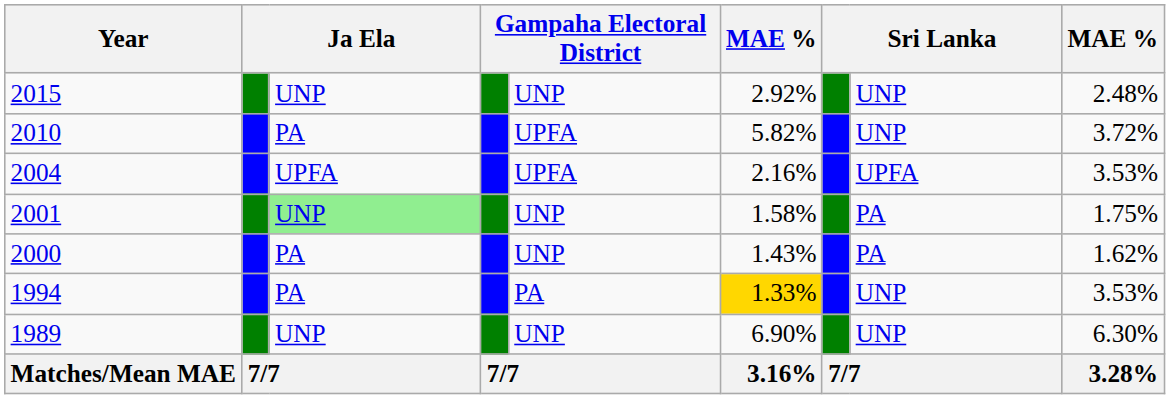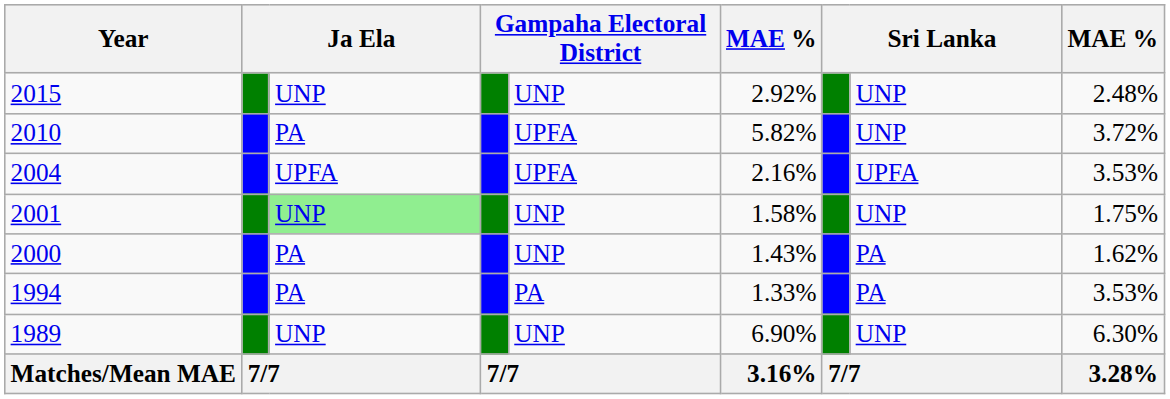(871, 213) PA -> (881, 213) UNP
(784, 293) gold background -> (784, 293) no background
(881, 293) UNP -> (871, 293) PA
